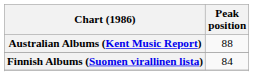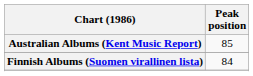(227, 43) 88 -> (227, 43) 85
